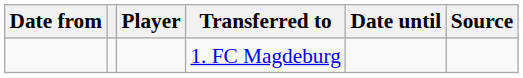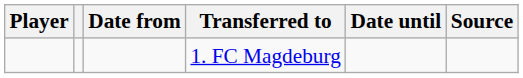columns swapped: (56, 21) <-> (151, 21)
